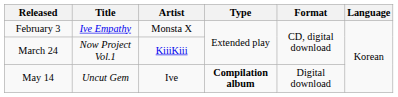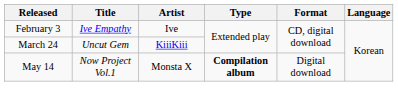(172, 28) Monsta X -> (172, 28) Ive
(105, 50) Now Project Vol.1 -> (105, 45) Uncut Gem
(105, 78) Uncut Gem -> (105, 67) Now Project Vol.1
(172, 78) Ive -> (172, 67) Monsta X
